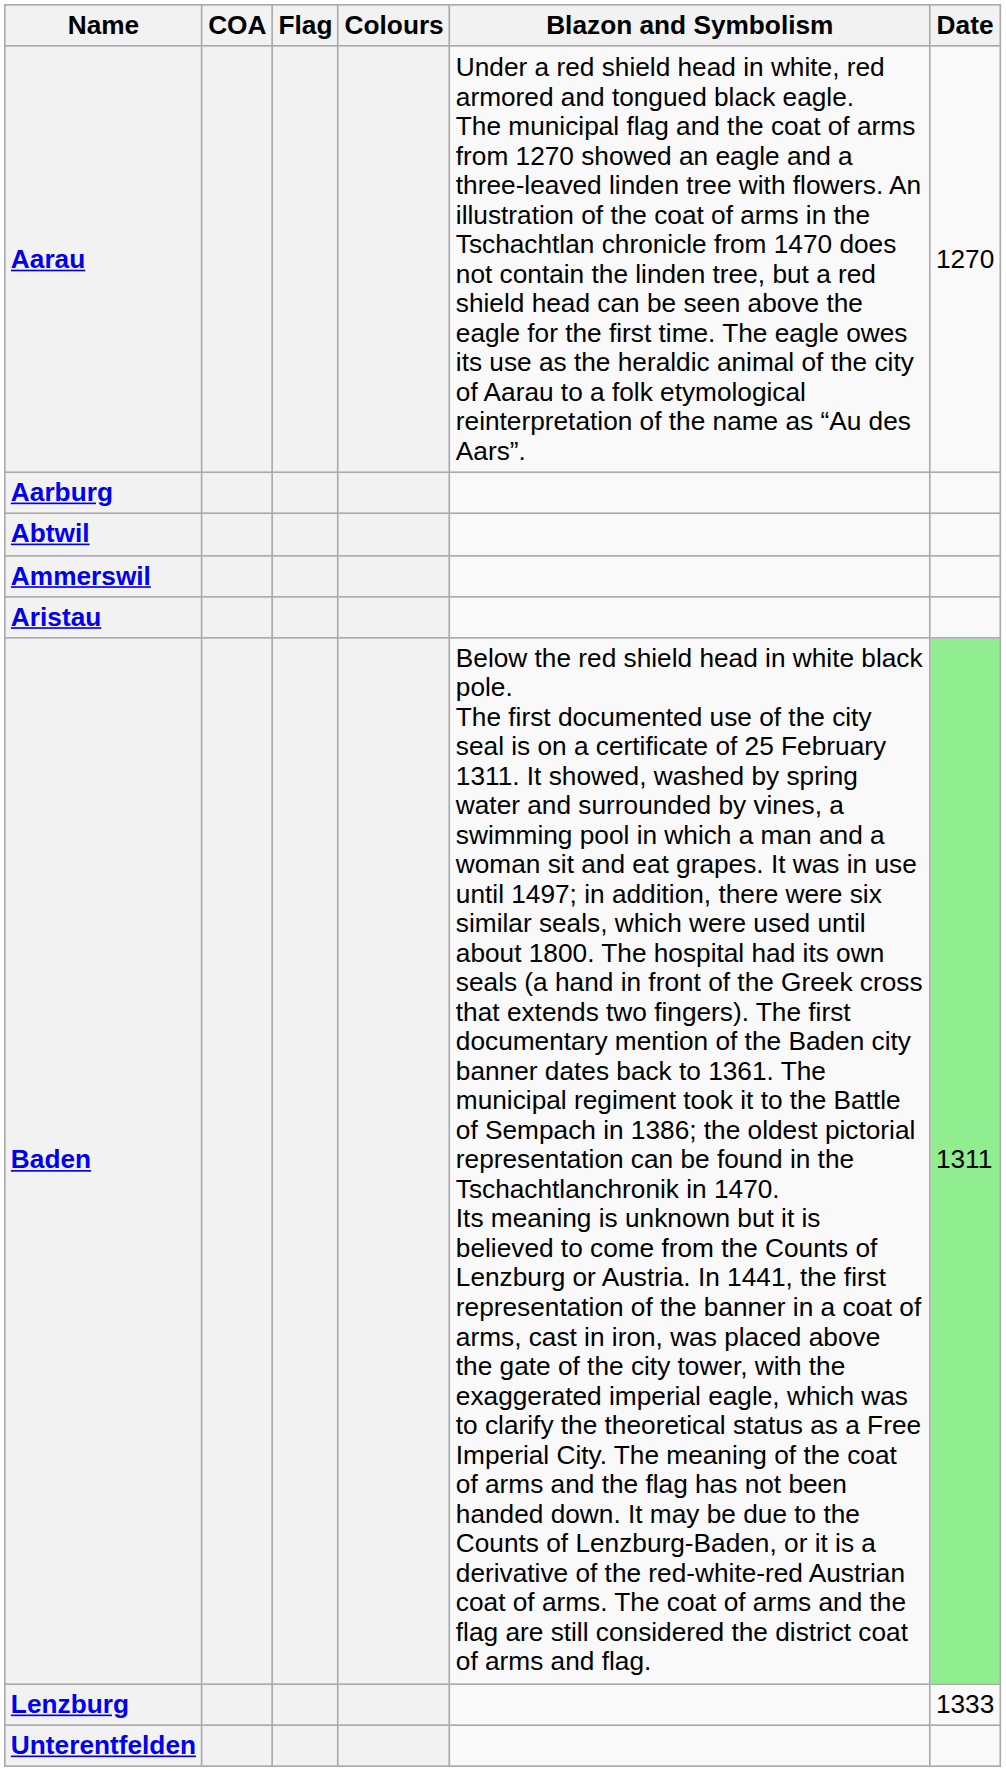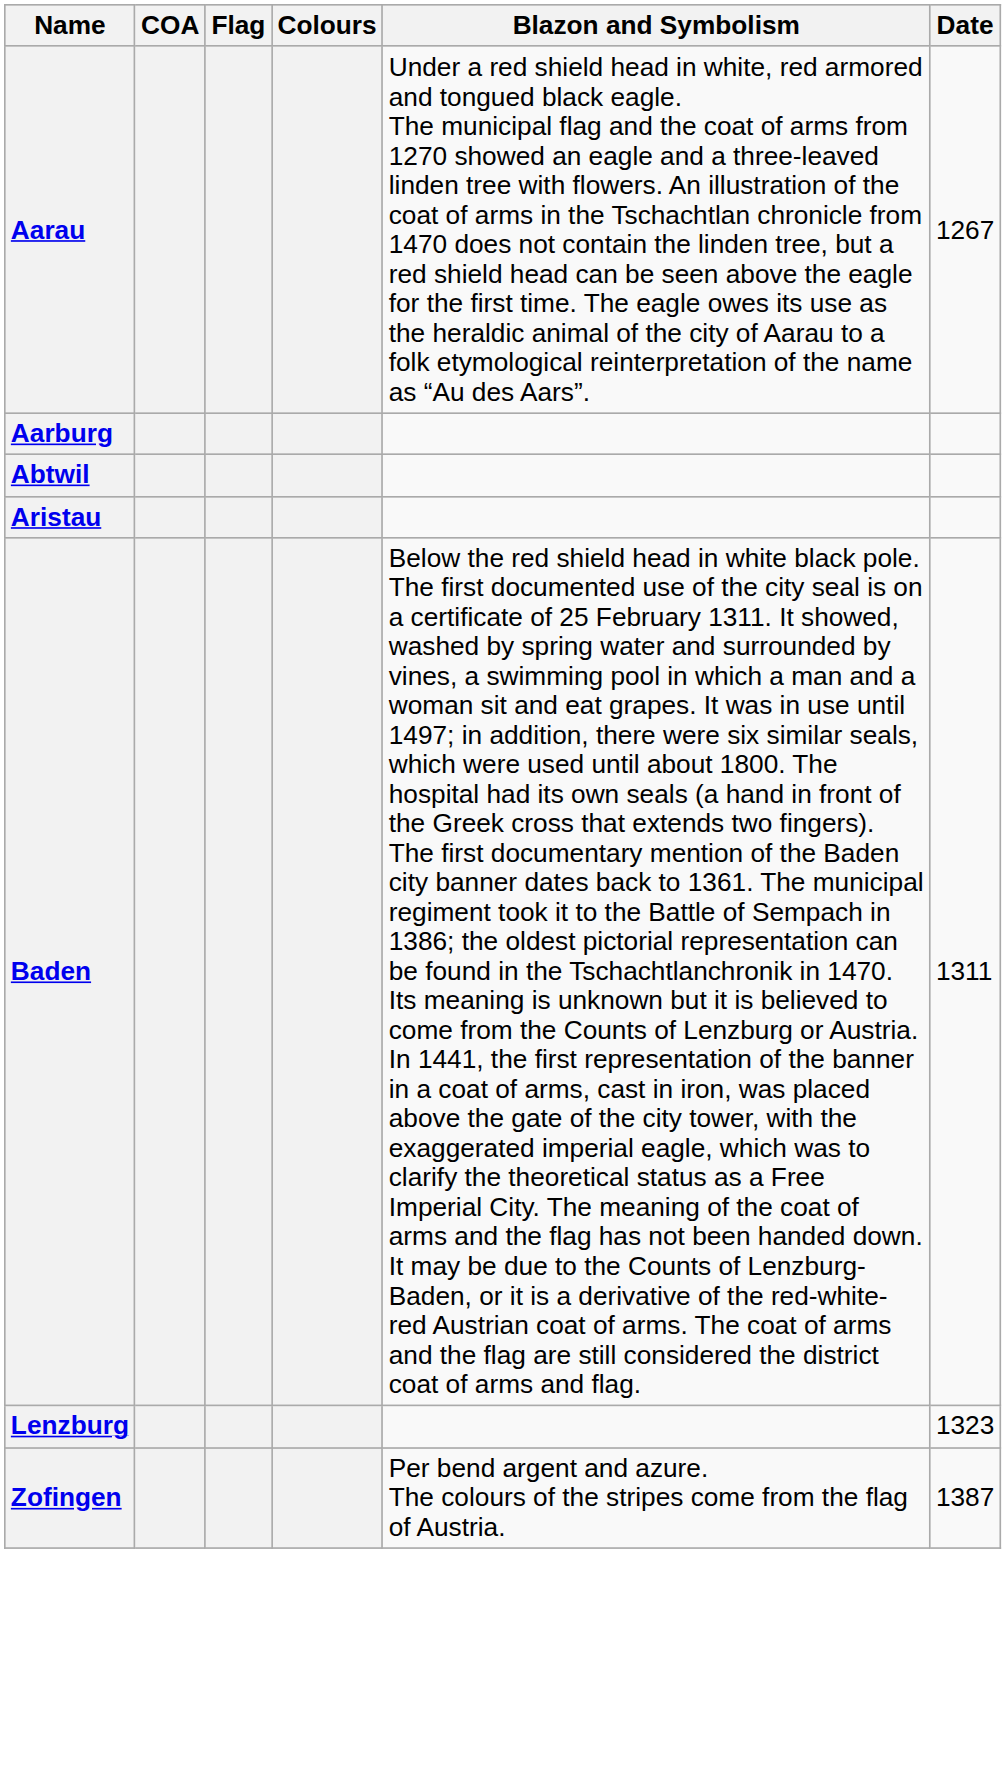(965, 258) 1270 -> (965, 229) 1267
- row: (81, 575)
(964, 1160) lightgreen background -> (964, 971) no background
(965, 1704) 1333 -> (965, 1426) 1323
- row: (103, 1745)
+ row: (66, 1497)
